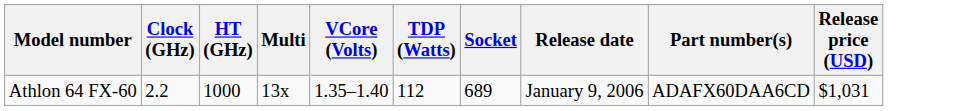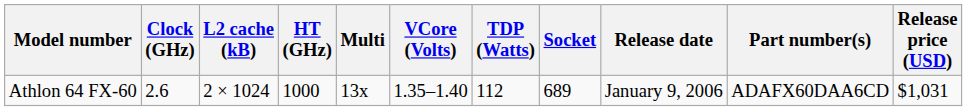+ column: (239, 40)
(157, 90) 2.2 -> (157, 90) 2.6
